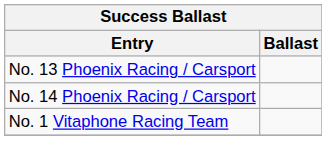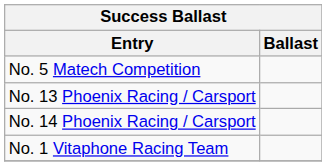+ row: (105, 70)
